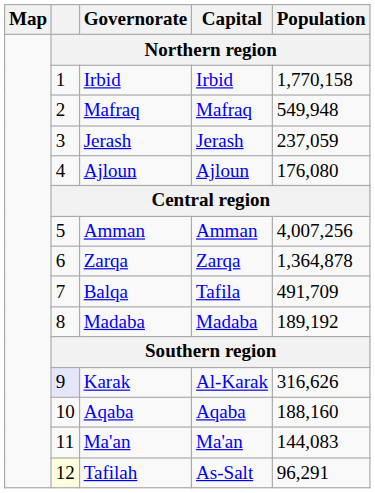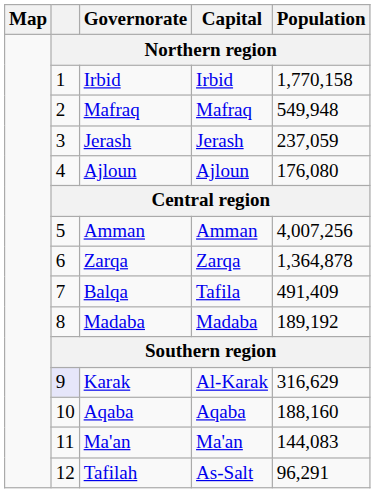(308, 291) 491,709 -> (308, 291) 491,409
(308, 381) 316,626 -> (308, 381) 316,629
(65, 472) lightyellow background -> (65, 472) no background
